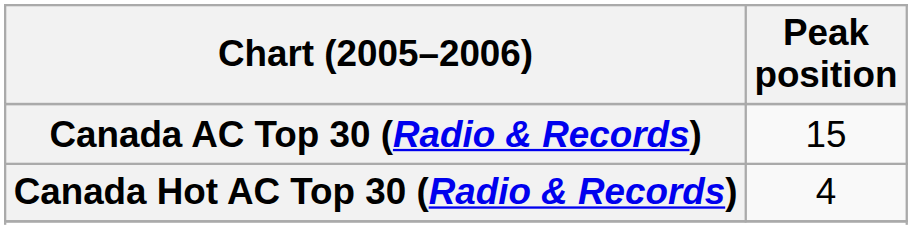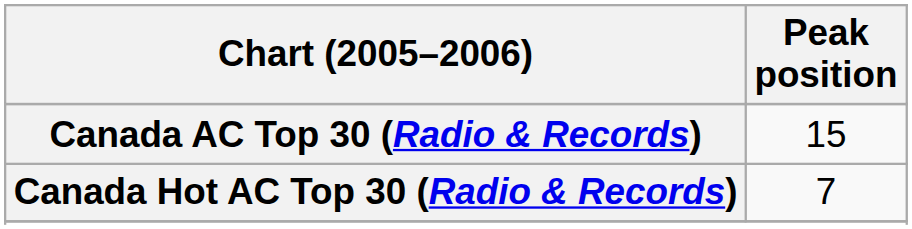(826, 191) 4 -> (826, 191) 7
